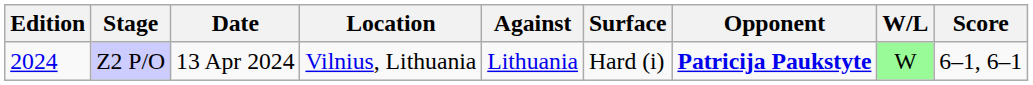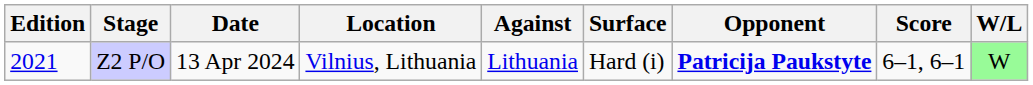columns swapped: (905, 23) <-> (981, 23)
(34, 60) 2024 -> (34, 60) 2021
